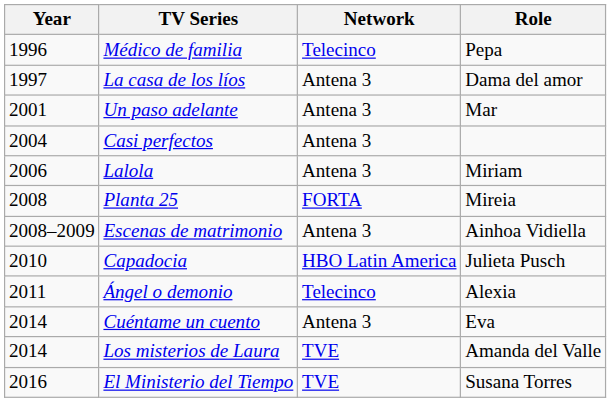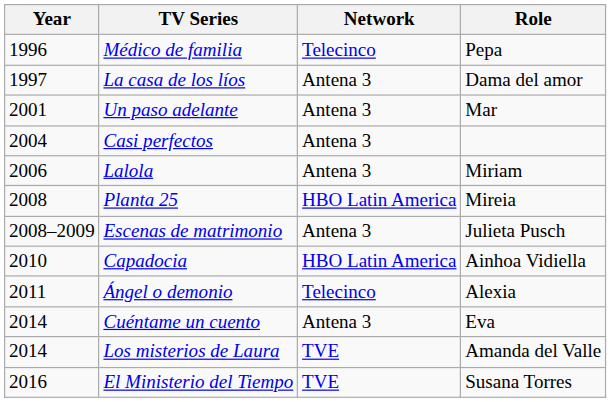(332, 200) FORTA -> (379, 200) HBO Latin America
(526, 230) Ainhoa Vidiella -> (515, 230) Julieta Pusch
(515, 261) Julieta Pusch -> (526, 261) Ainhoa Vidiella
